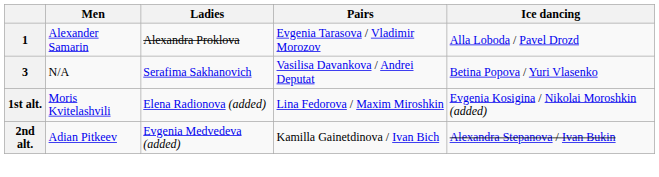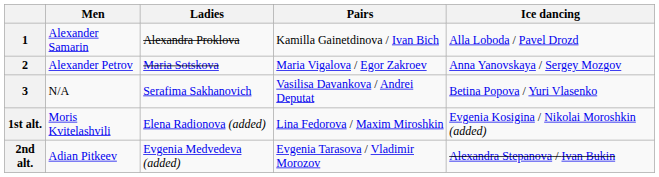(345, 39) Evgenia Tarasova / Vladimir Morozov -> (358, 39) Kamilla Gainetdinova / Ivan Bich
+ row: (25, 65)
(358, 137) Kamilla Gainetdinova / Ivan Bich -> (345, 156) Evgenia Tarasova / Vladimir Morozov
